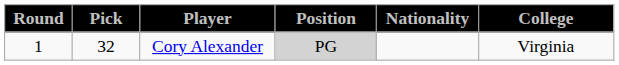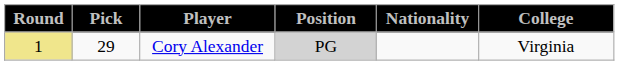(38, 45) no background -> (38, 45) khaki background
(106, 45) 32 -> (106, 45) 29
